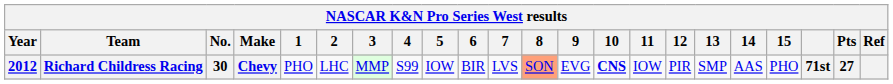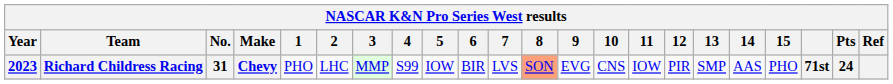(22, 66) 2012 -> (22, 66) 2023
(220, 66) 30 -> (220, 66) 31
(612, 66) bold -> (611, 66) normal
(847, 66) 27 -> (846, 66) 24
